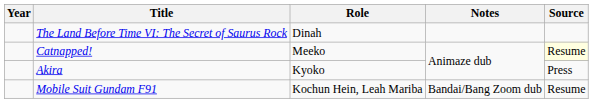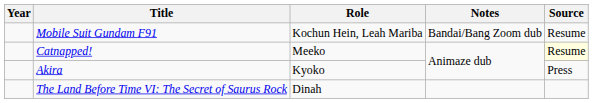rows swapped: (162, 32) <-> (97, 88)
